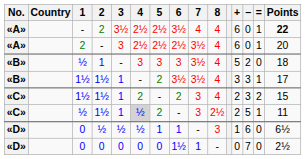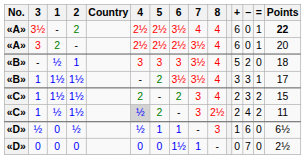columns swapped: (51, 12) <-> (121, 12)
(248, 113) 5 -> (248, 113) 4
(259, 113) 1 -> (259, 113) 2
